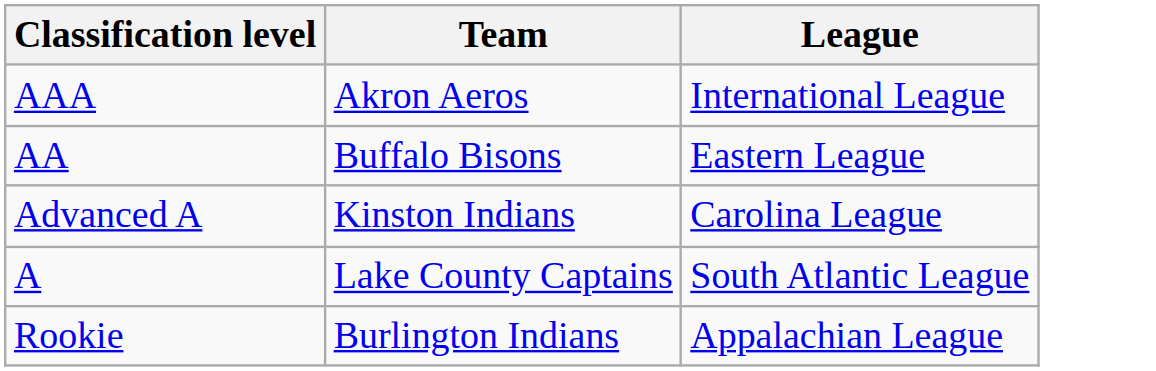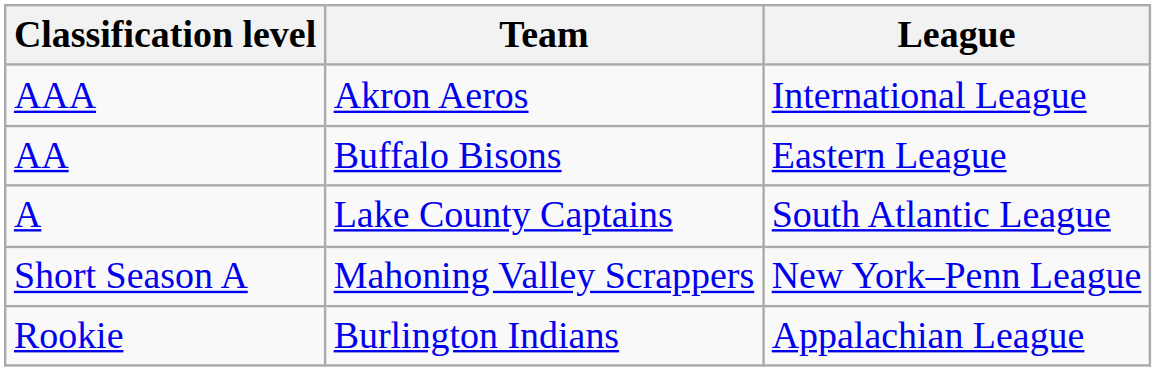- row: (108, 214)
+ row: (131, 275)
